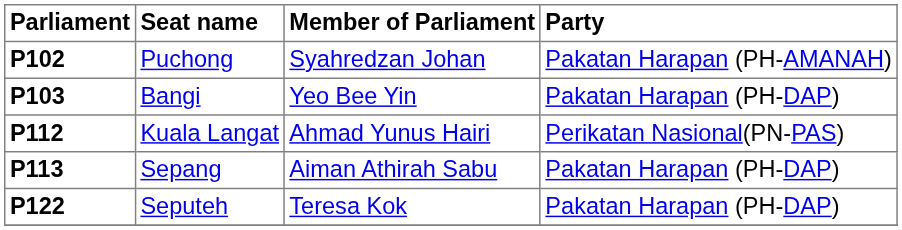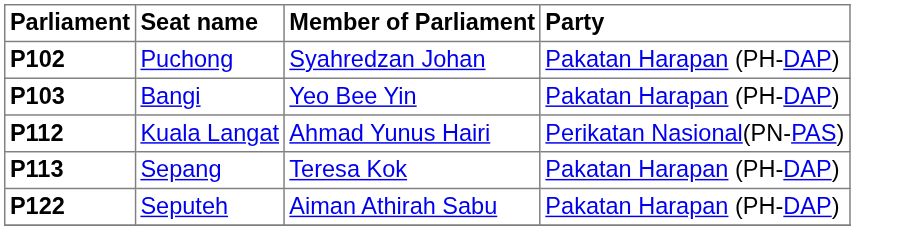(719, 59) Pakatan Harapan (PH-AMANAH) -> (692, 59) Pakatan Harapan (PH-DAP)
(393, 169) Aiman Athirah Sabu -> (348, 169) Teresa Kok
(348, 206) Teresa Kok -> (393, 206) Aiman Athirah Sabu
